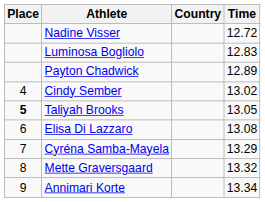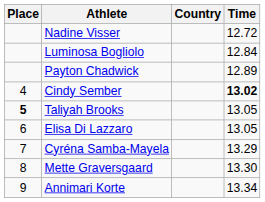(242, 52) 12.83 -> (242, 52) 12.84
(242, 91) normal -> (242, 91) bold
(242, 129) 13.08 -> (242, 129) 13.05
(242, 168) 13.32 -> (242, 168) 13.30
